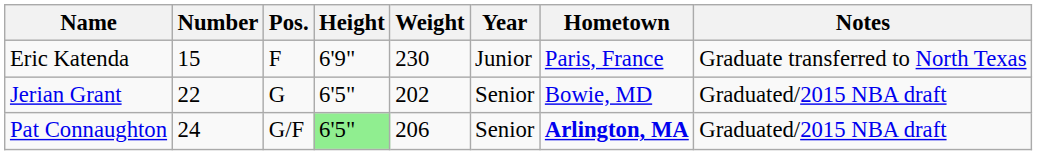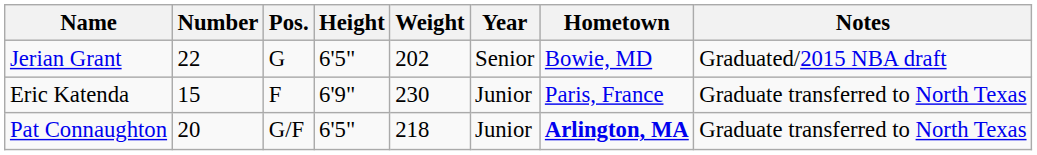rows swapped: (70, 58) <-> (66, 94)
(189, 130) 24 -> (189, 130) 20
(337, 130) lightgreen background -> (337, 130) no background
(412, 130) 206 -> (412, 130) 218
(505, 130) Senior -> (503, 130) Junior
(823, 130) Graduated/2015 NBA draft -> (863, 130) Graduate transferred to North Texas
